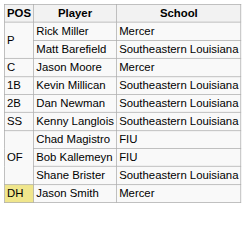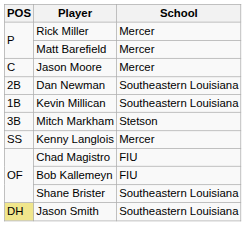(179, 49) Southeastern Louisiana -> (137, 49) Mercer
rows swapped: (71, 85) <-> (71, 103)
+ row: (75, 121)
(179, 121) Southeastern Louisiana -> (137, 139) Mercer
(137, 193) Mercer -> (179, 211) Southeastern Louisiana
